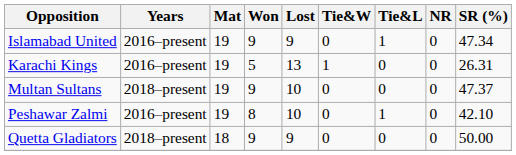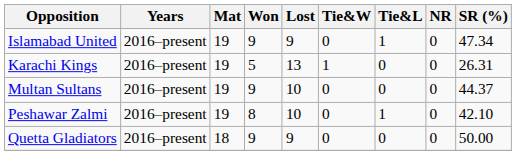(165, 89) 2018–present -> (165, 89) 2016–present
(476, 89) 47.37 -> (476, 89) 44.37
(165, 138) 2018–present -> (165, 138) 2016–present
